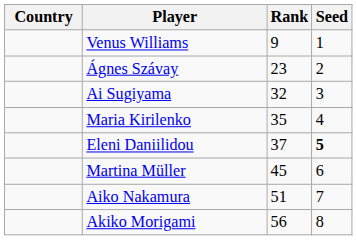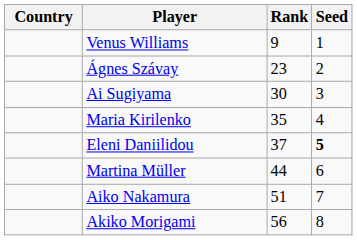(279, 94) 32 -> (279, 94) 30
(279, 171) 45 -> (279, 171) 44
